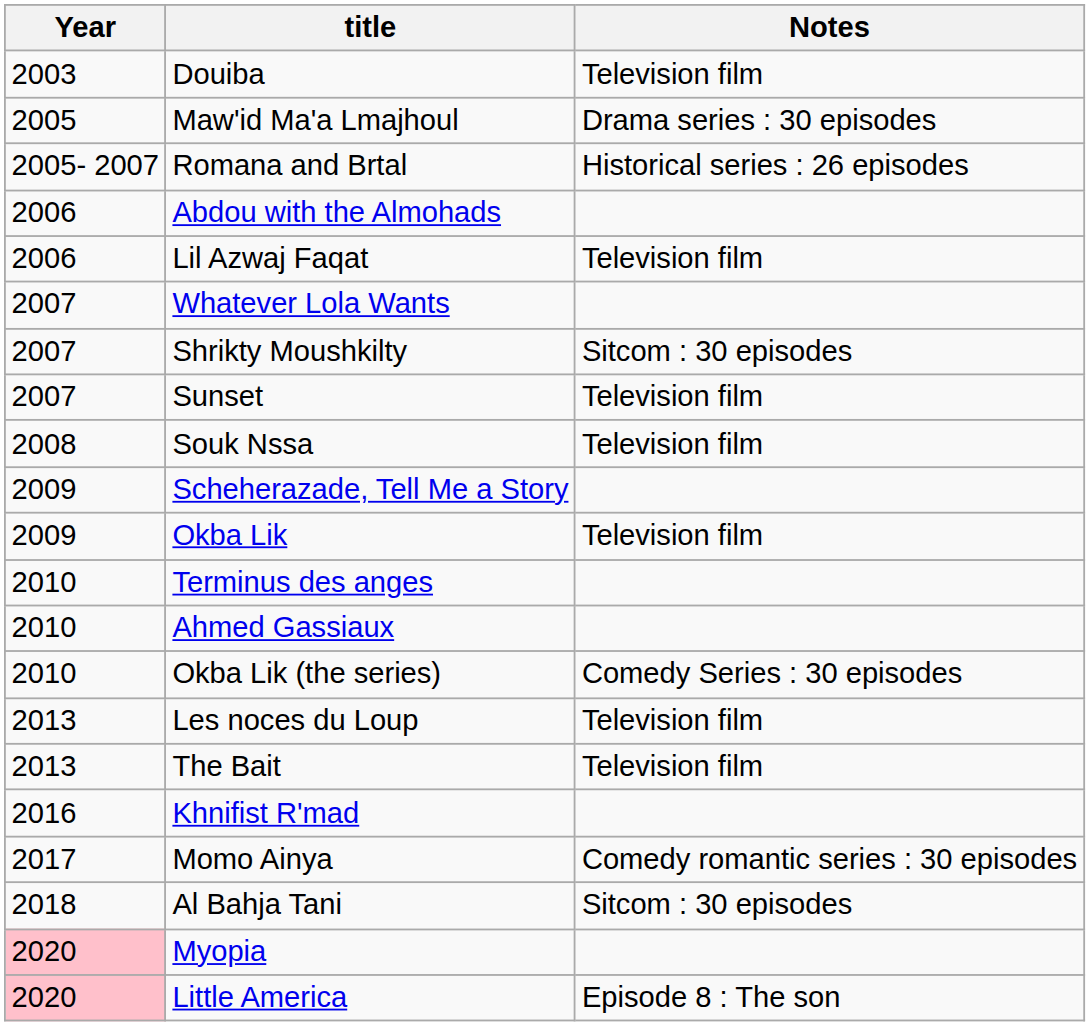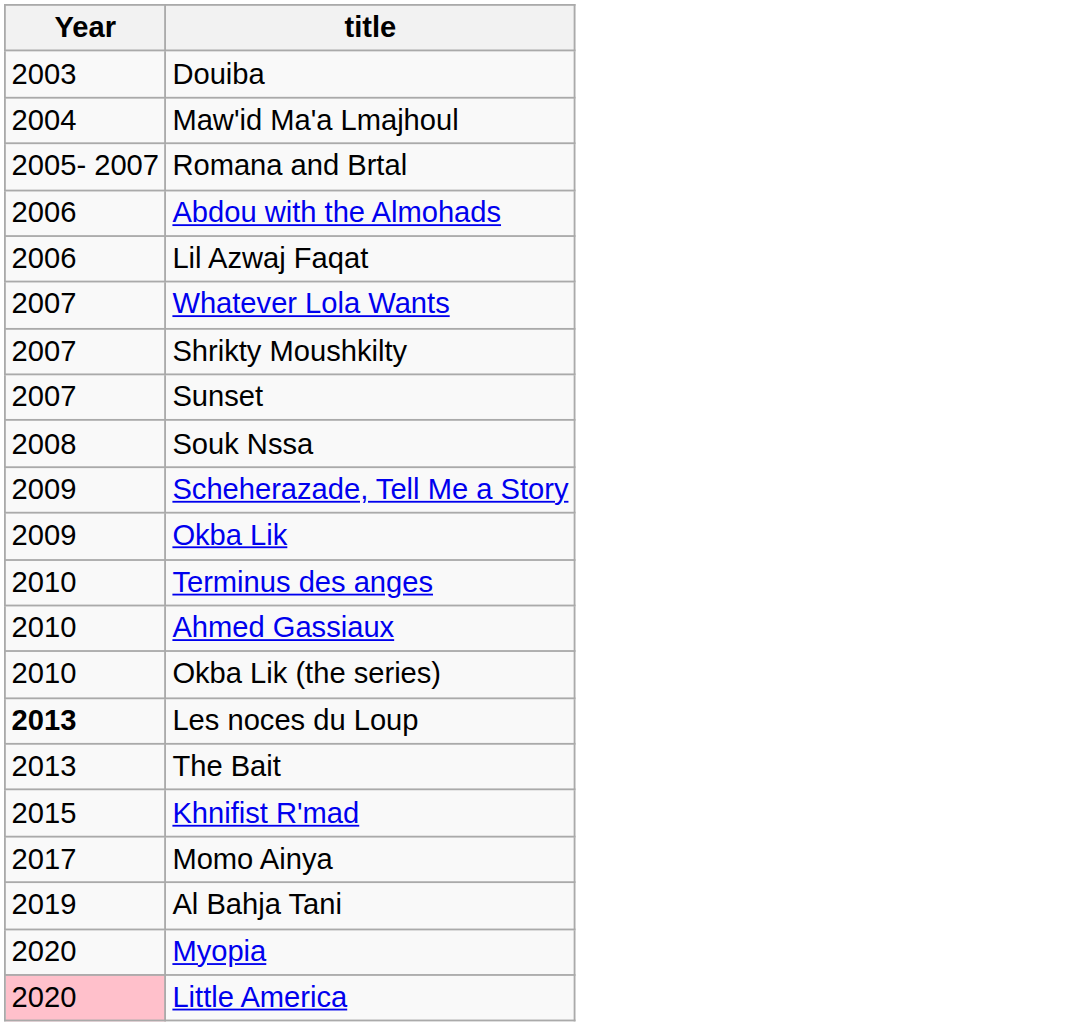- column: (829, 27)
(44, 119) 2005 -> (44, 119) 2004
(44, 720) normal -> (44, 720) bold
(44, 812) 2016 -> (44, 812) 2015
(44, 905) 2018 -> (44, 905) 2019
(44, 951) pink background -> (44, 951) no background
